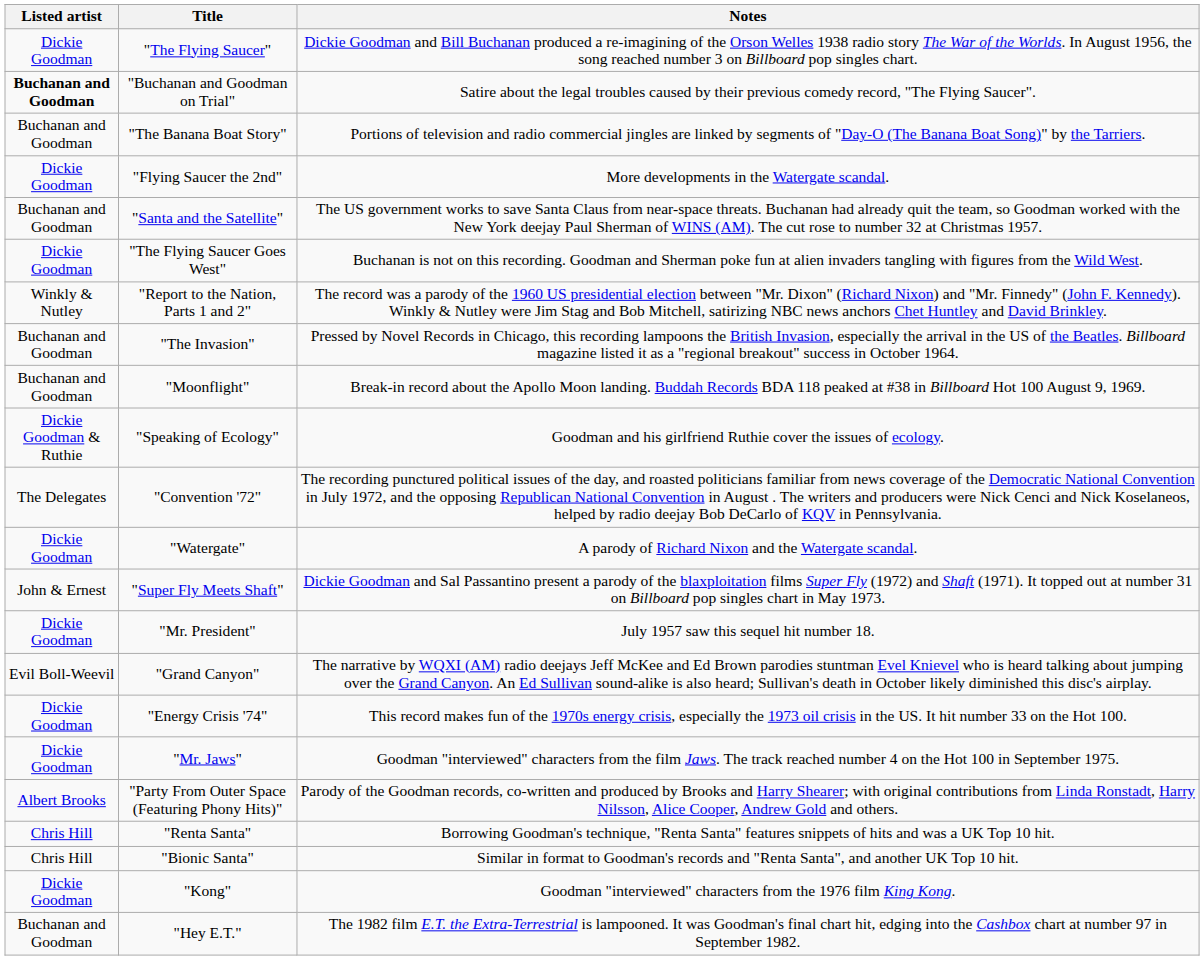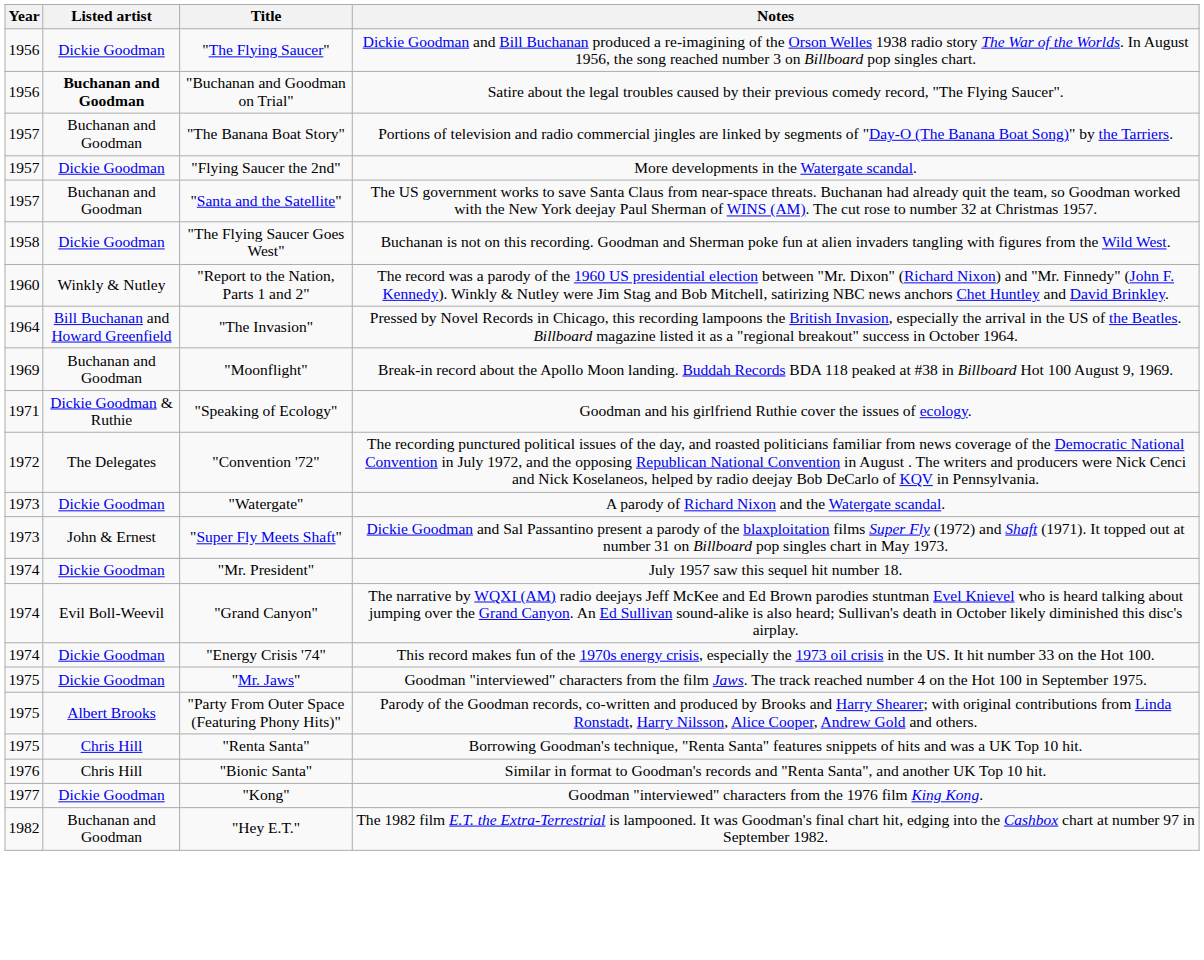+ column: (24, 16)
(62, 344) Buchanan and Goodman -> (112, 327) Bill Buchanan and Howard Greenfield
